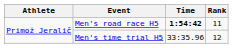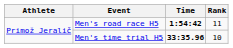(186, 36) normal -> (186, 36) bold
(217, 36) 12 -> (217, 36) 10
